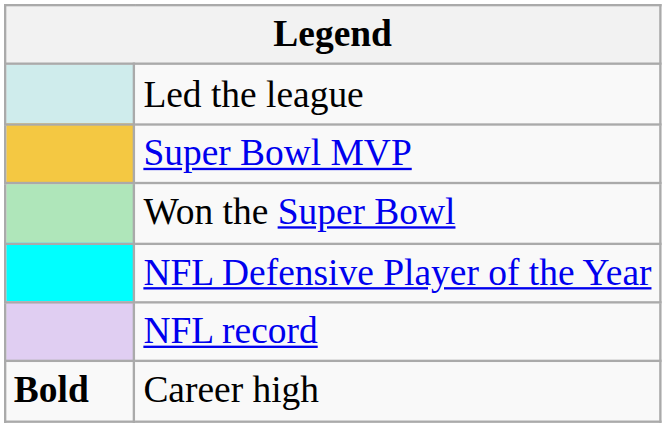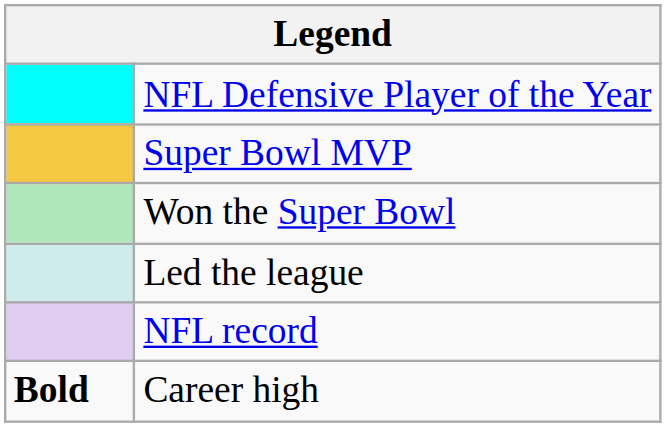rows swapped: (397, 271) <-> (254, 93)
